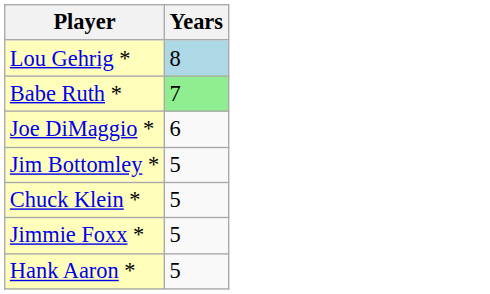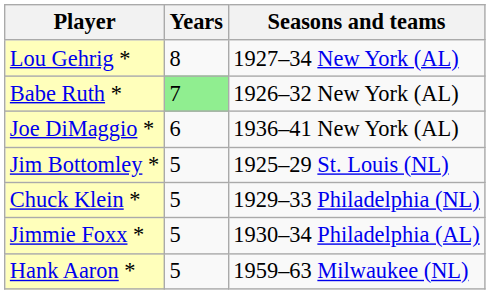+ column: (357, 22)
(175, 57) lightblue background -> (175, 57) no background
